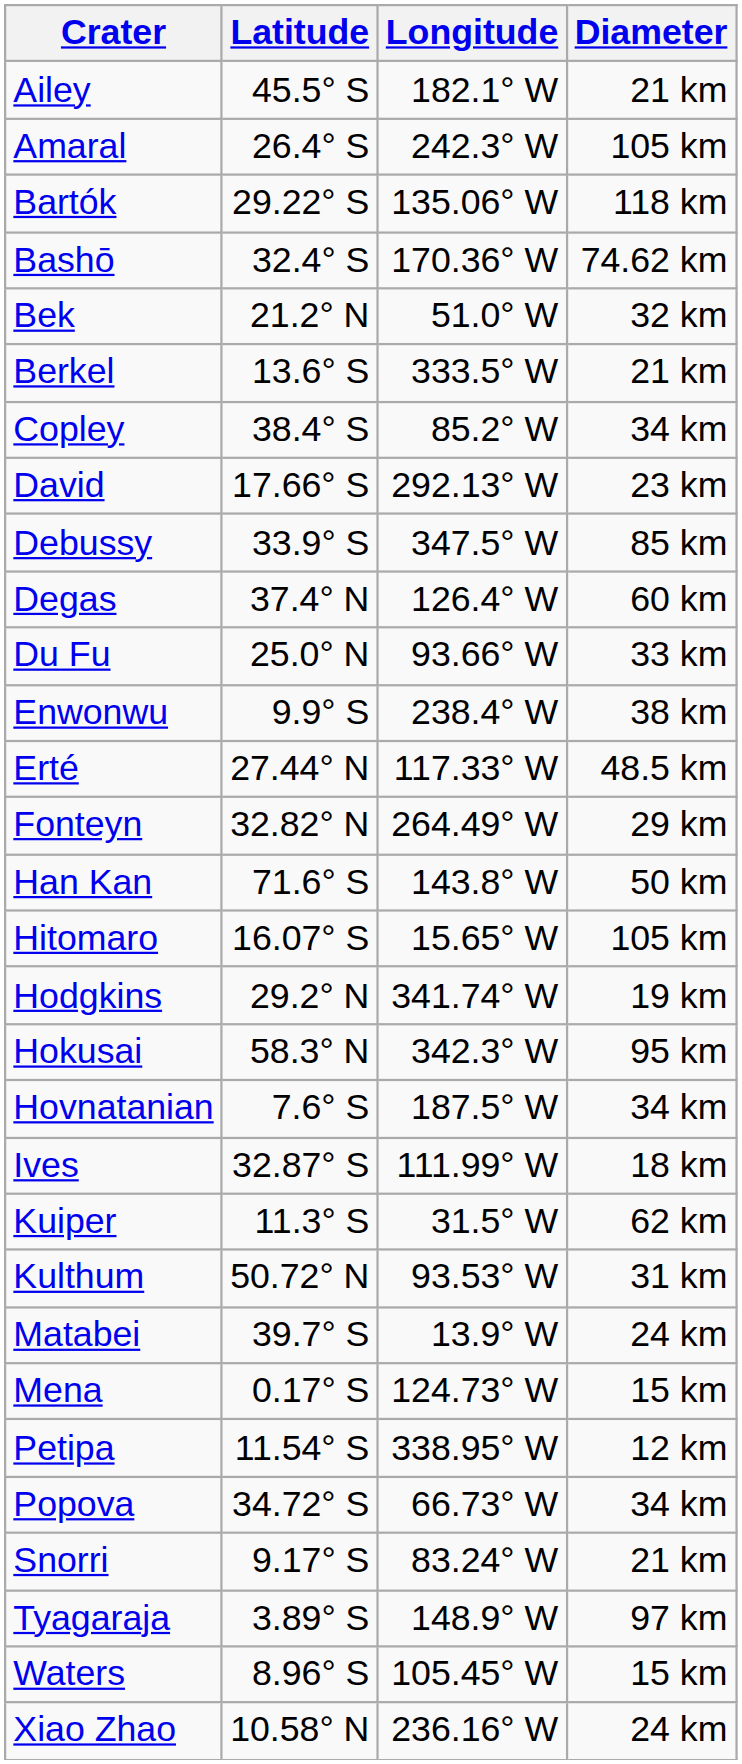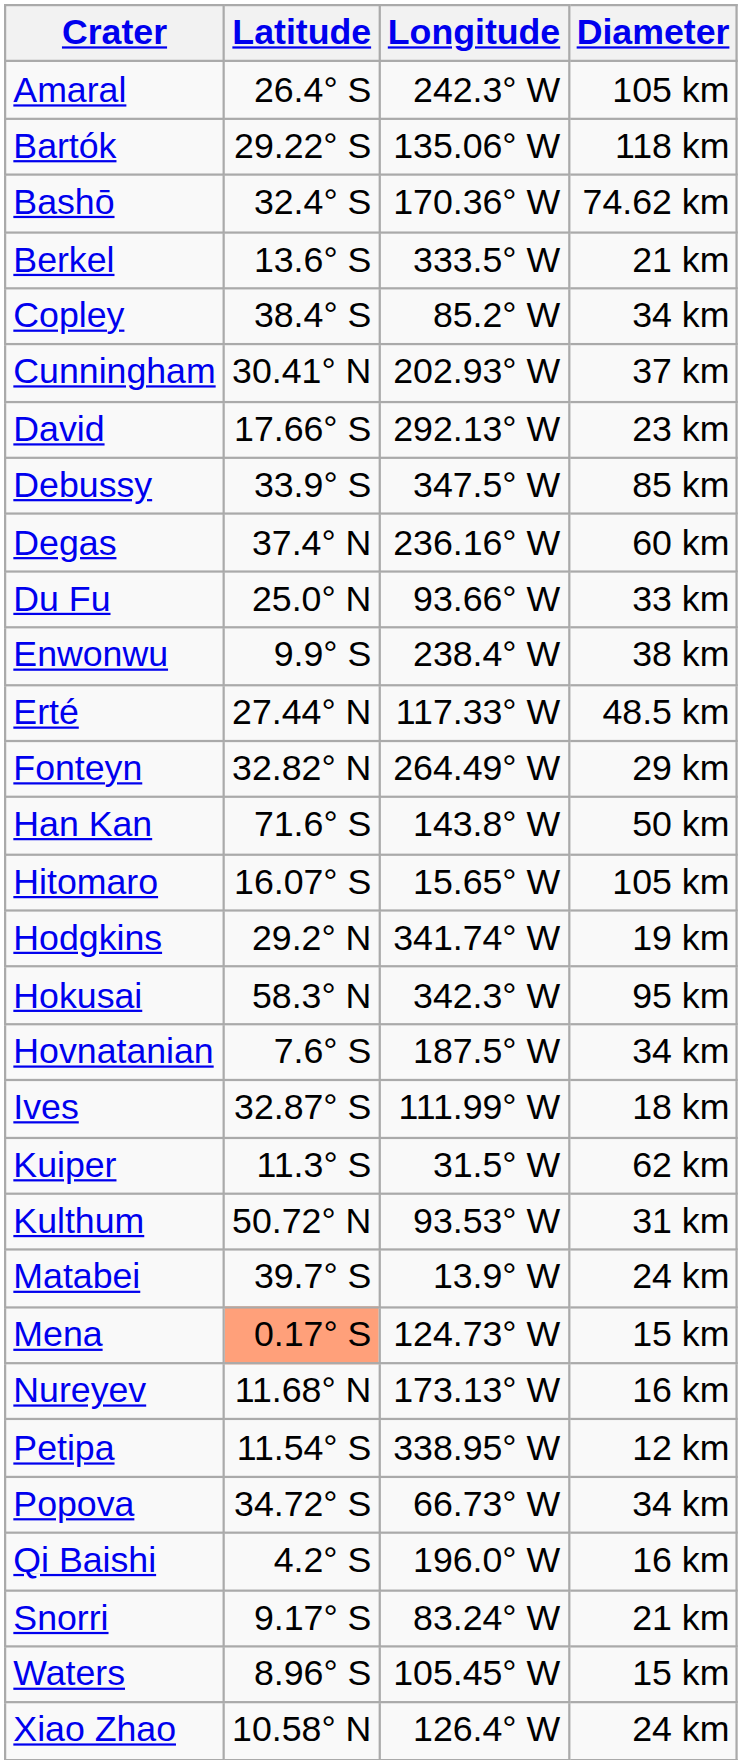- row: (52, 89)
- row: (44, 315)
+ row: (115, 372)
(485, 598) 126.4° W -> (477, 542) 236.16° W
(311, 1390) no background -> (313, 1334) lightsalmon background
+ row: (80, 1390)
+ row: (85, 1560)
- row: (92, 1617)
(475, 1730) 236.16° W -> (487, 1730) 126.4° W
